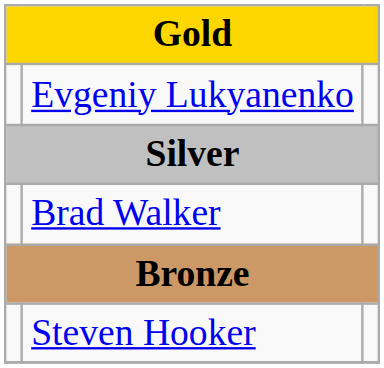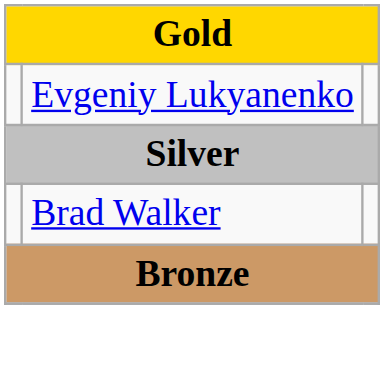- row: (143, 332)
